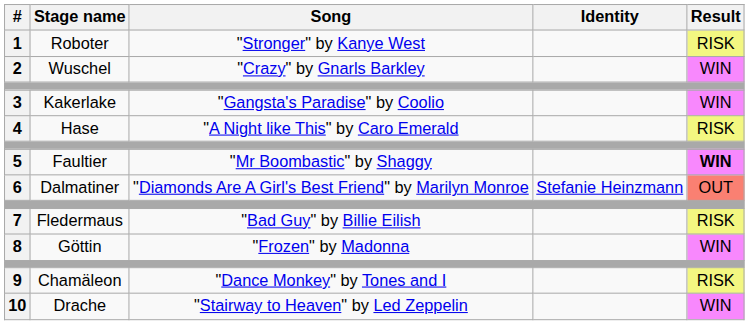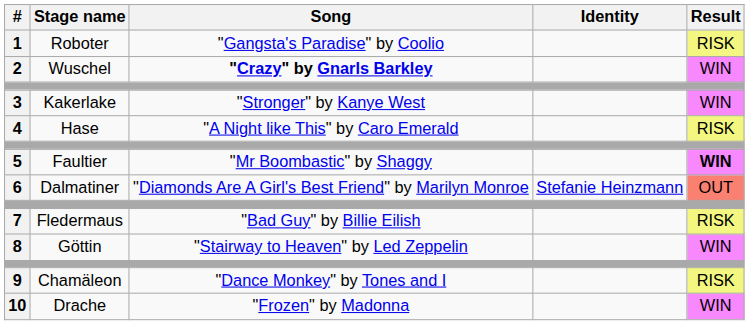(331, 43) "Stronger" by Kanye West -> (331, 43) "Gangsta's Paradise" by Coolio
(331, 69) normal -> (331, 69) bold
(331, 102) "Gangsta's Paradise" by Coolio -> (331, 102) "Stronger" by Kanye West
(331, 247) "Frozen" by Madonna -> (331, 247) "Stairway to Heaven" by Led Zeppelin
(331, 306) "Stairway to Heaven" by Led Zeppelin -> (331, 306) "Frozen" by Madonna
